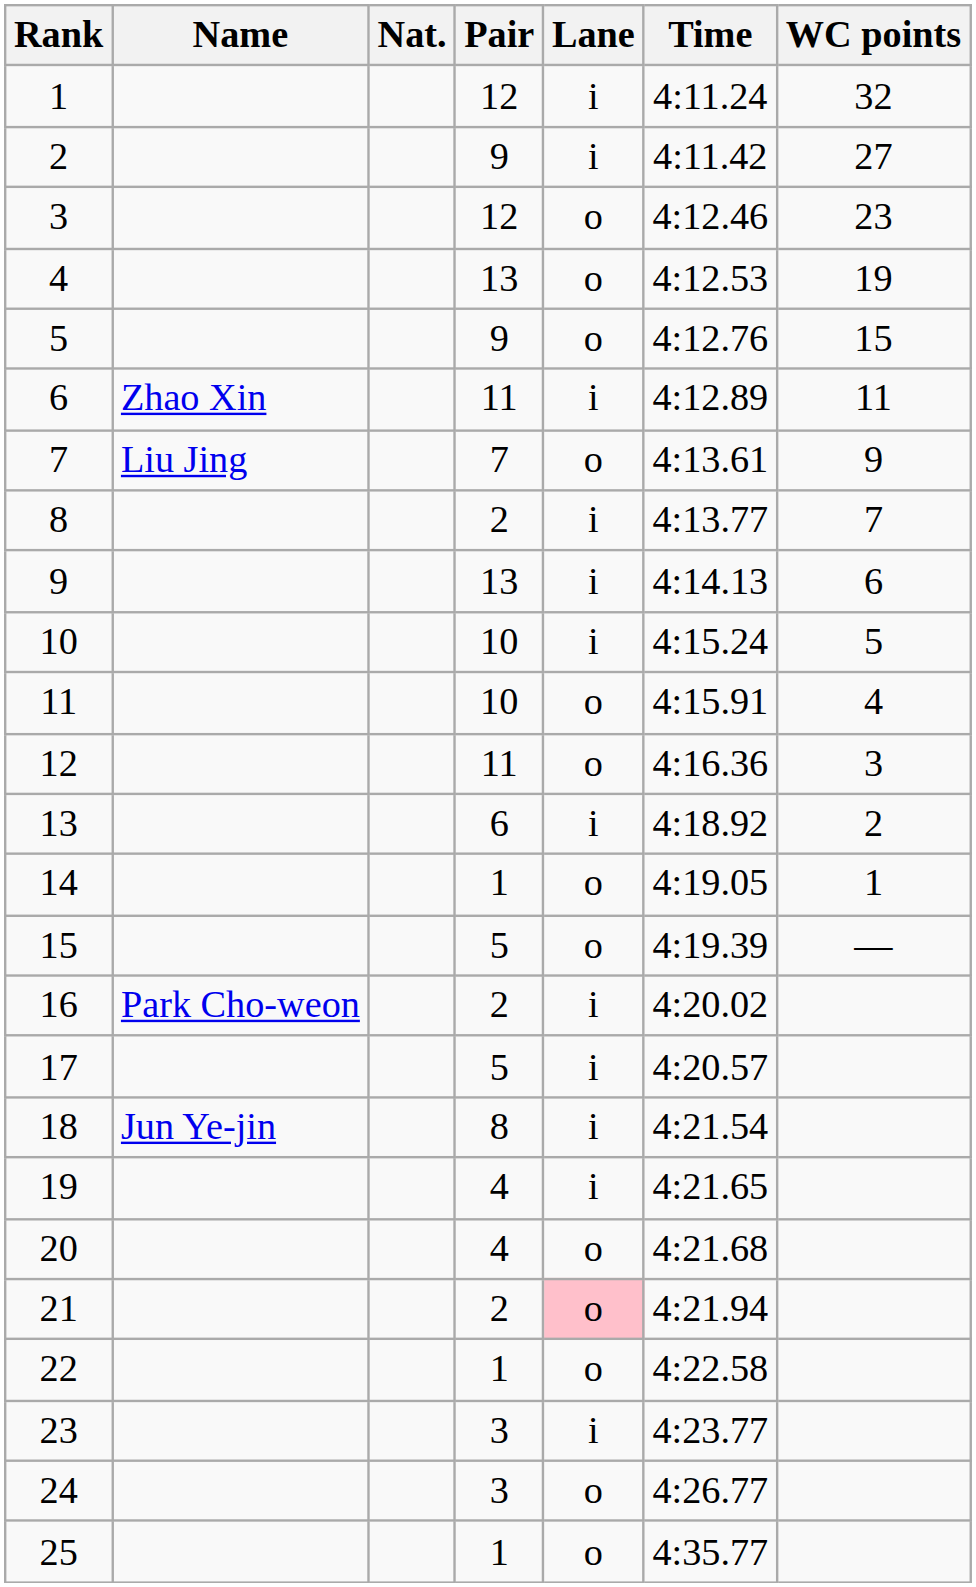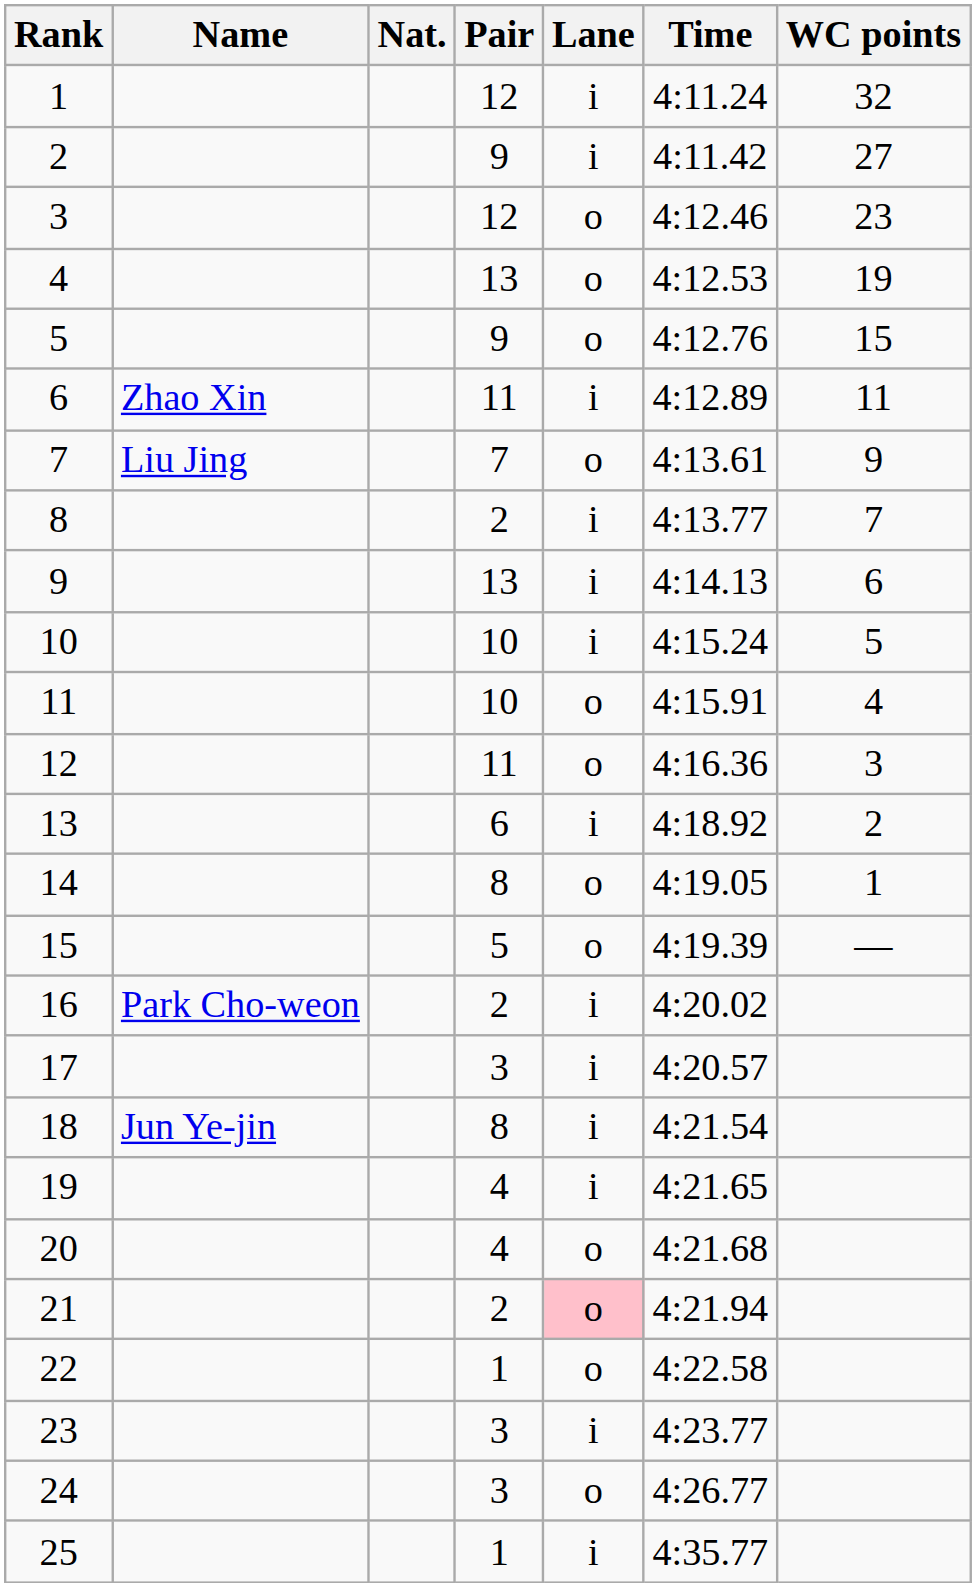(499, 883) 1 -> (499, 883) 8
(499, 1065) 5 -> (499, 1065) 3
(593, 1550) o -> (593, 1550) i
